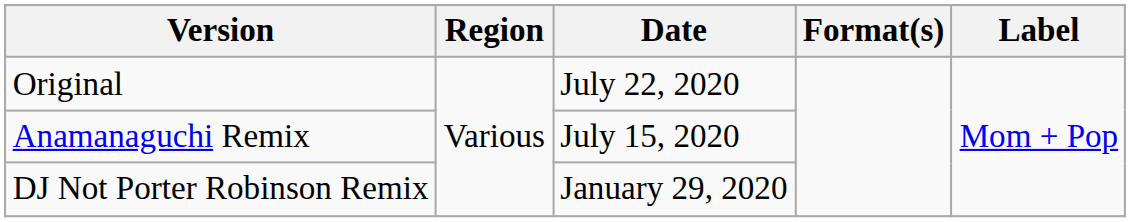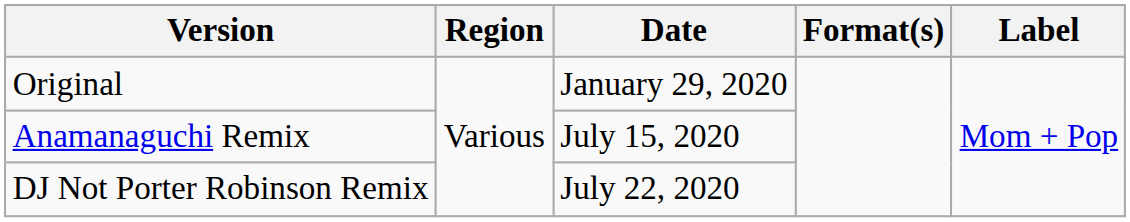(650, 83) July 22, 2020 -> (674, 83) January 29, 2020
(674, 188) January 29, 2020 -> (650, 188) July 22, 2020
